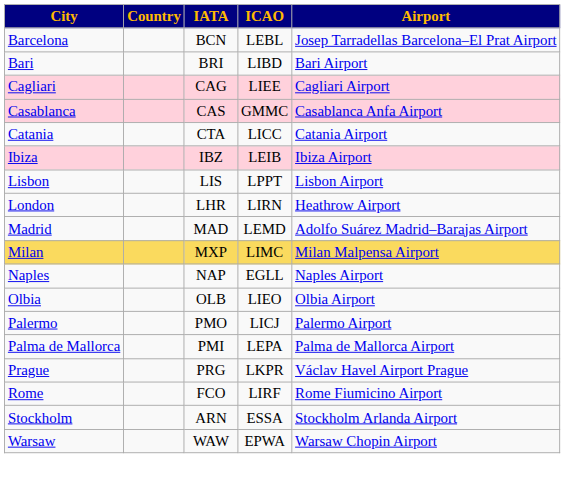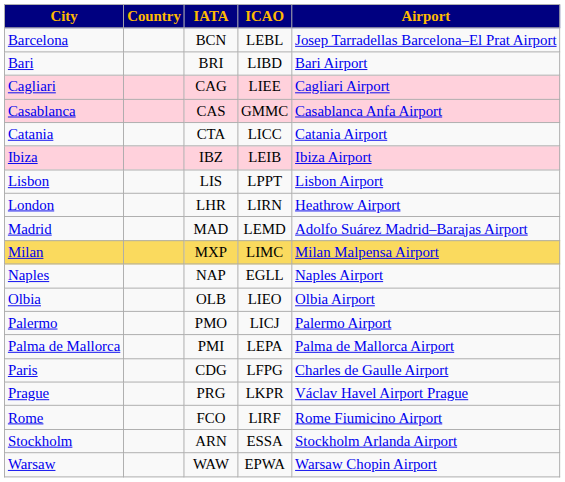+ row: (23, 370)
